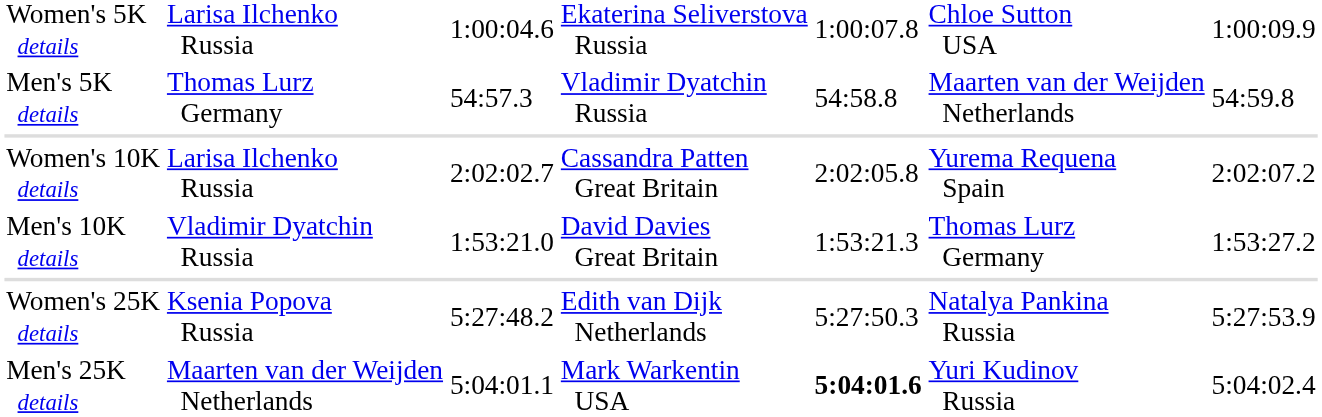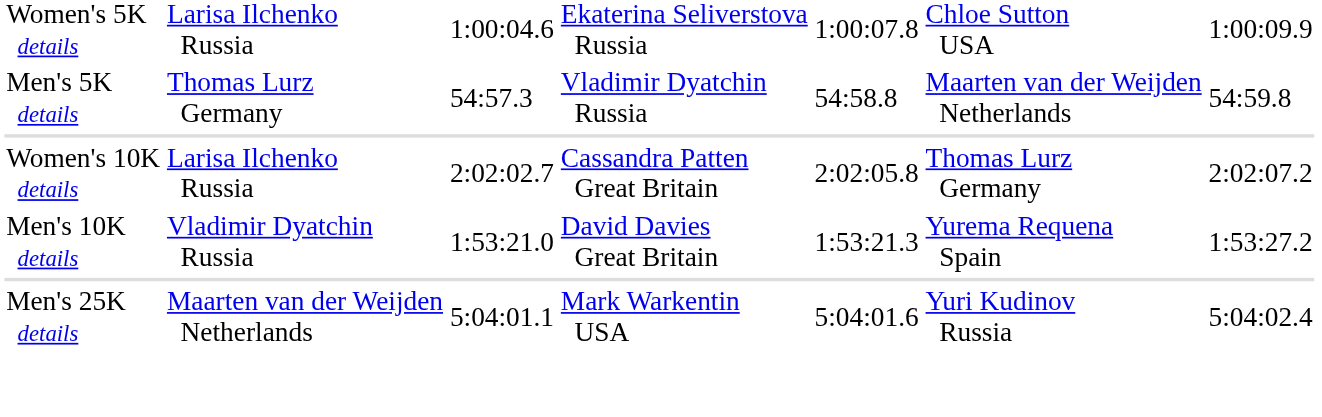(1022, 173) Yurema Requena Spain -> (999, 173) Thomas Lurz Germany
(1002, 241) Thomas Lurz Germany -> (1019, 241) Yurema Requena Spain
- row: (83, 316)
(868, 385) bold -> (867, 316) normal
